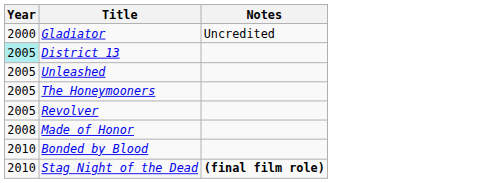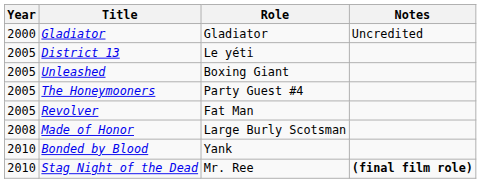+ column: (275, 14)
(22, 53) paleturquoise background -> (22, 53) no background
